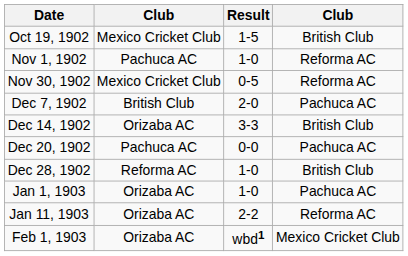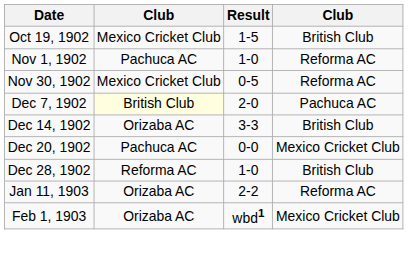(159, 103) no background -> (159, 103) lightyellow background
(338, 147) Pachuca AC -> (338, 147) Mexico Cricket Club
- row: (49, 192)
